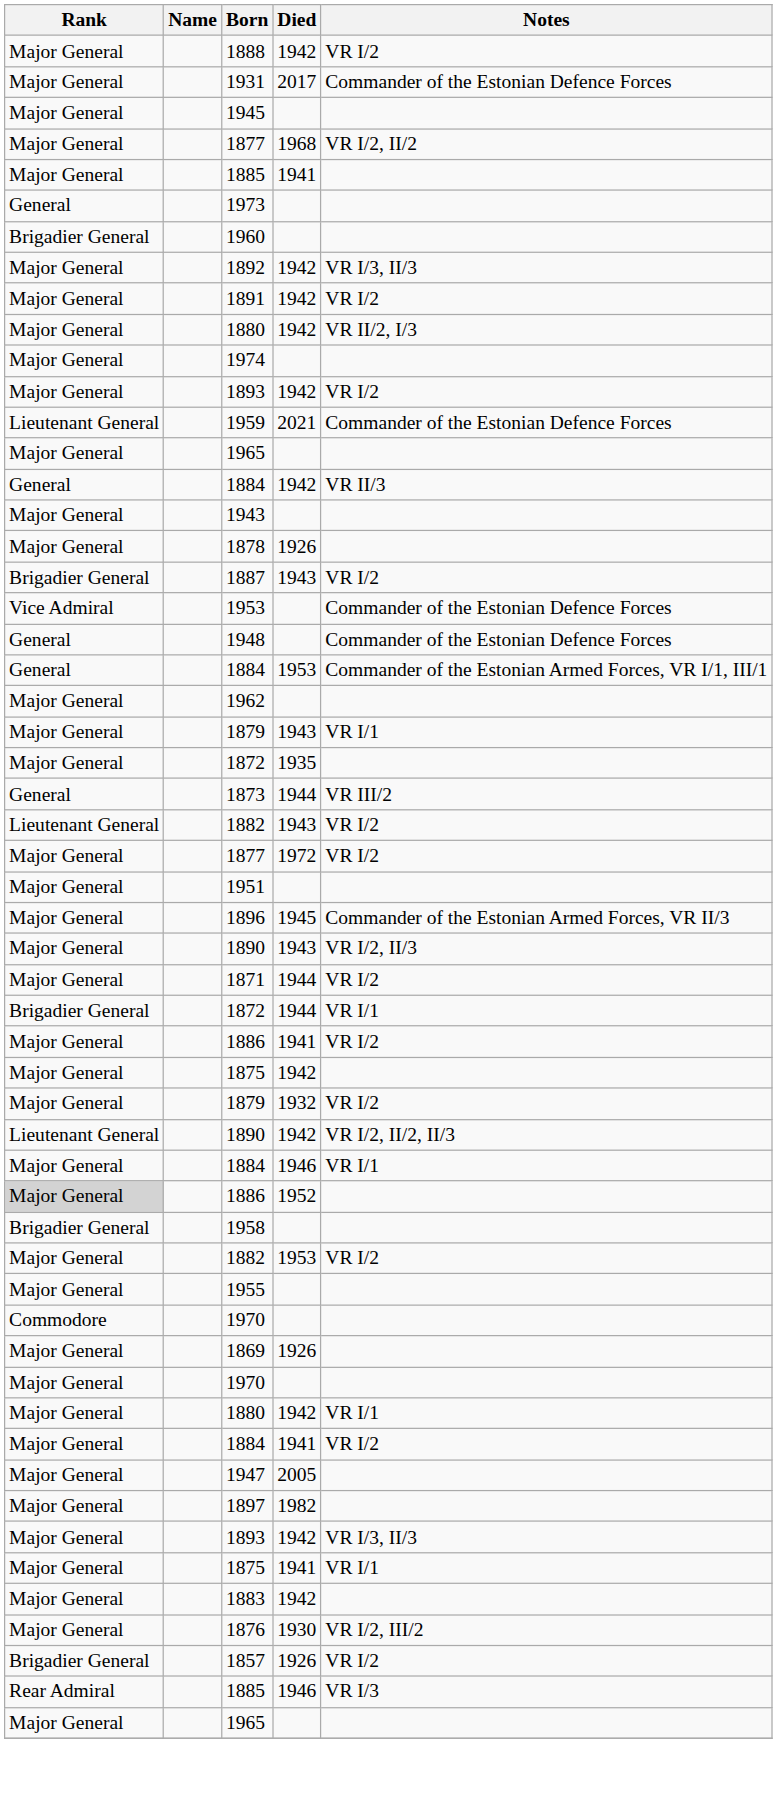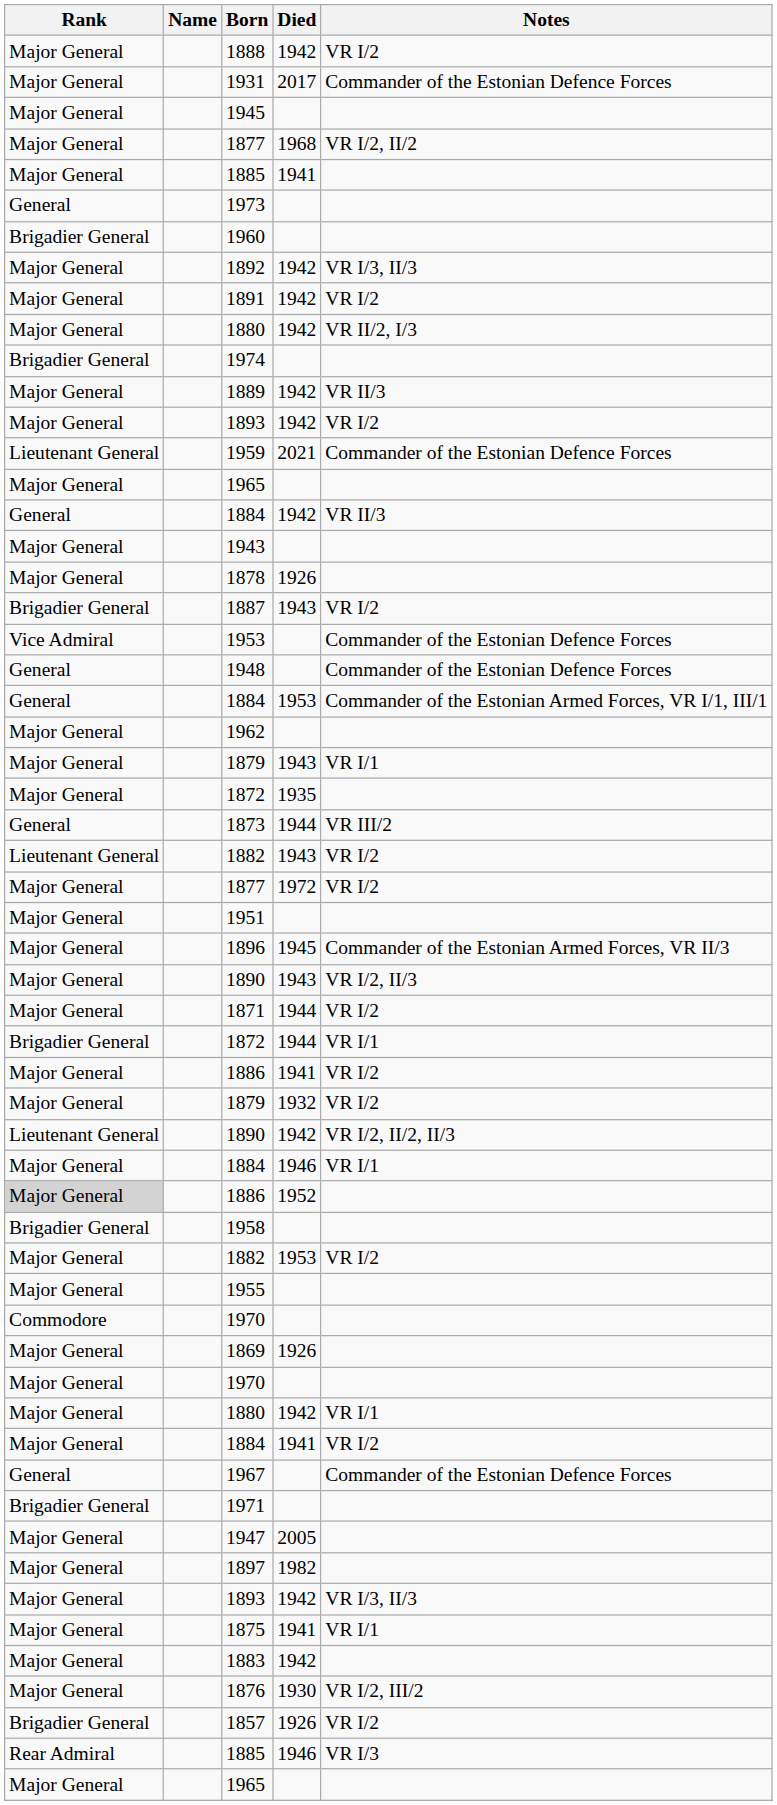(66, 360) Major General -> (79, 360) Brigadier General
+ row: (246, 391)
- row: (246, 1072)
+ row: (246, 1474)
+ row: (246, 1505)
